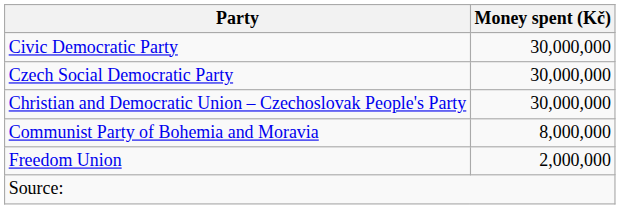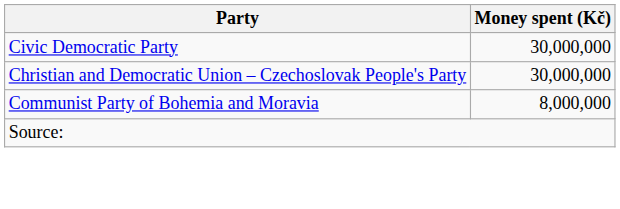- row: (121, 75)
- row: (65, 160)
